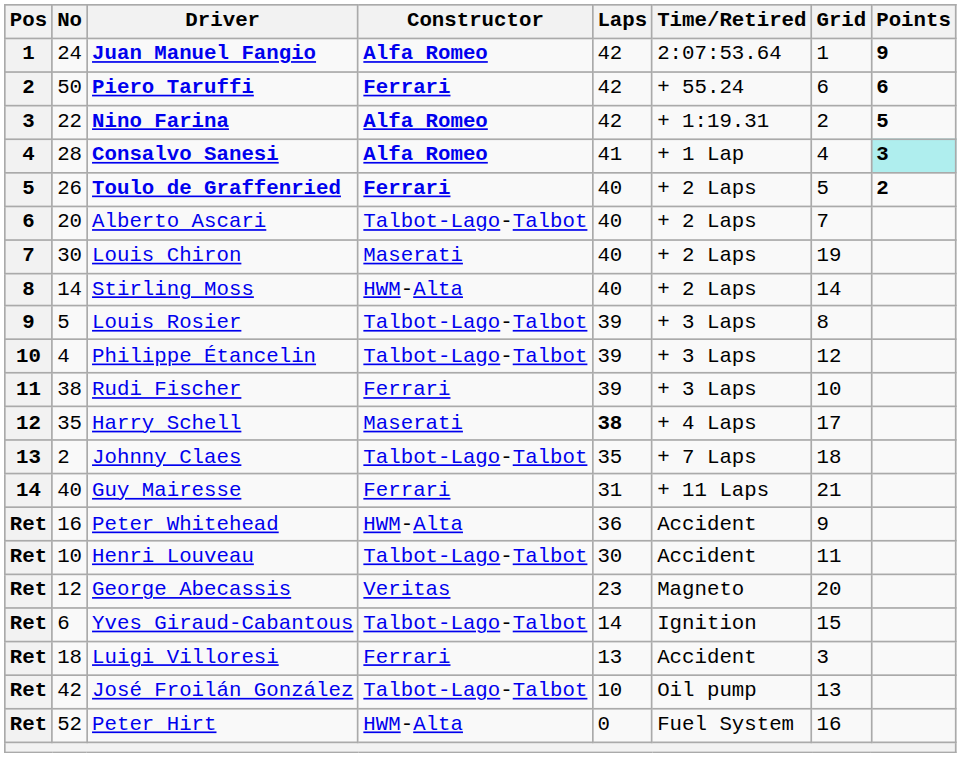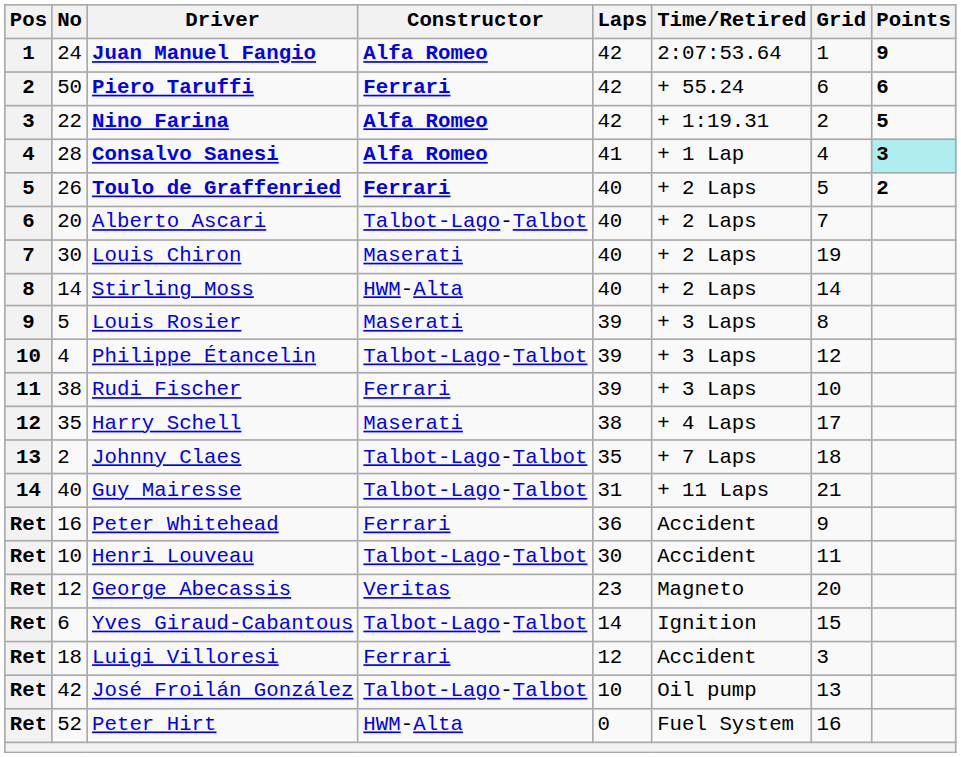(475, 323) Talbot-Lago-Talbot -> (413, 323) Maserati
(610, 424) bold -> (610, 424) normal
(407, 491) Ferrari -> (475, 491) Talbot-Lago-Talbot
(413, 524) HWM-Alta -> (407, 524) Ferrari
(610, 658) 13 -> (610, 658) 12
